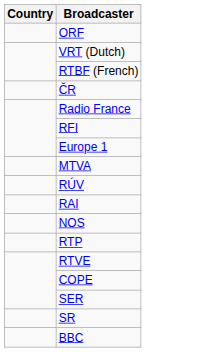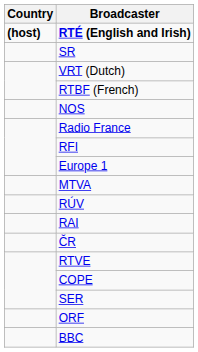+ row: (125, 33)
rows swapped: (71, 33) <-> (67, 318)
rows swapped: (67, 90) <-> (72, 223)
- row: (71, 242)
